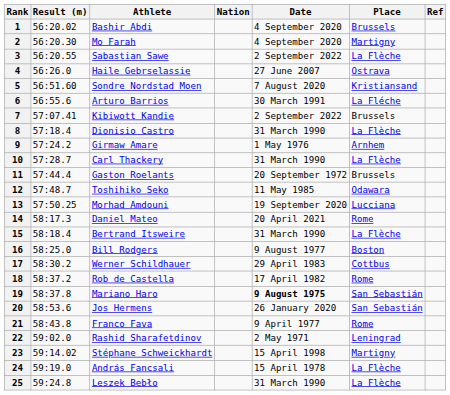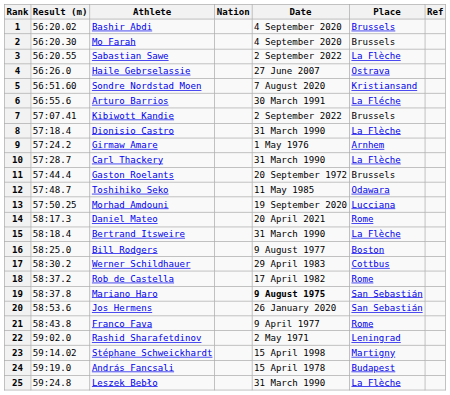(373, 41) Martigny -> (373, 41) Brussels
(376, 368) La Flèche -> (373, 368) Budapest
